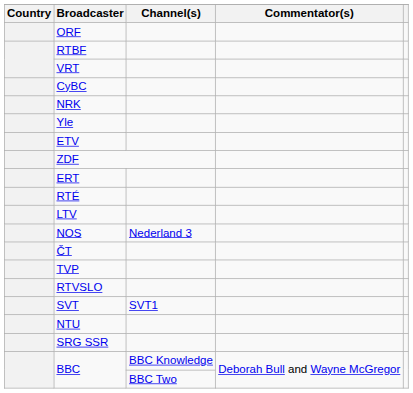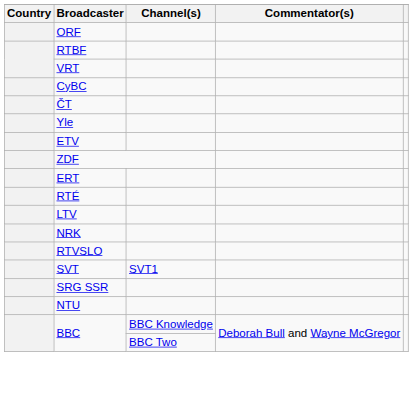rows swapped: (64, 251) <-> (69, 104)
- row: (69, 232)
- row: (68, 269)
rows swapped: (82, 342) <-> (68, 324)
